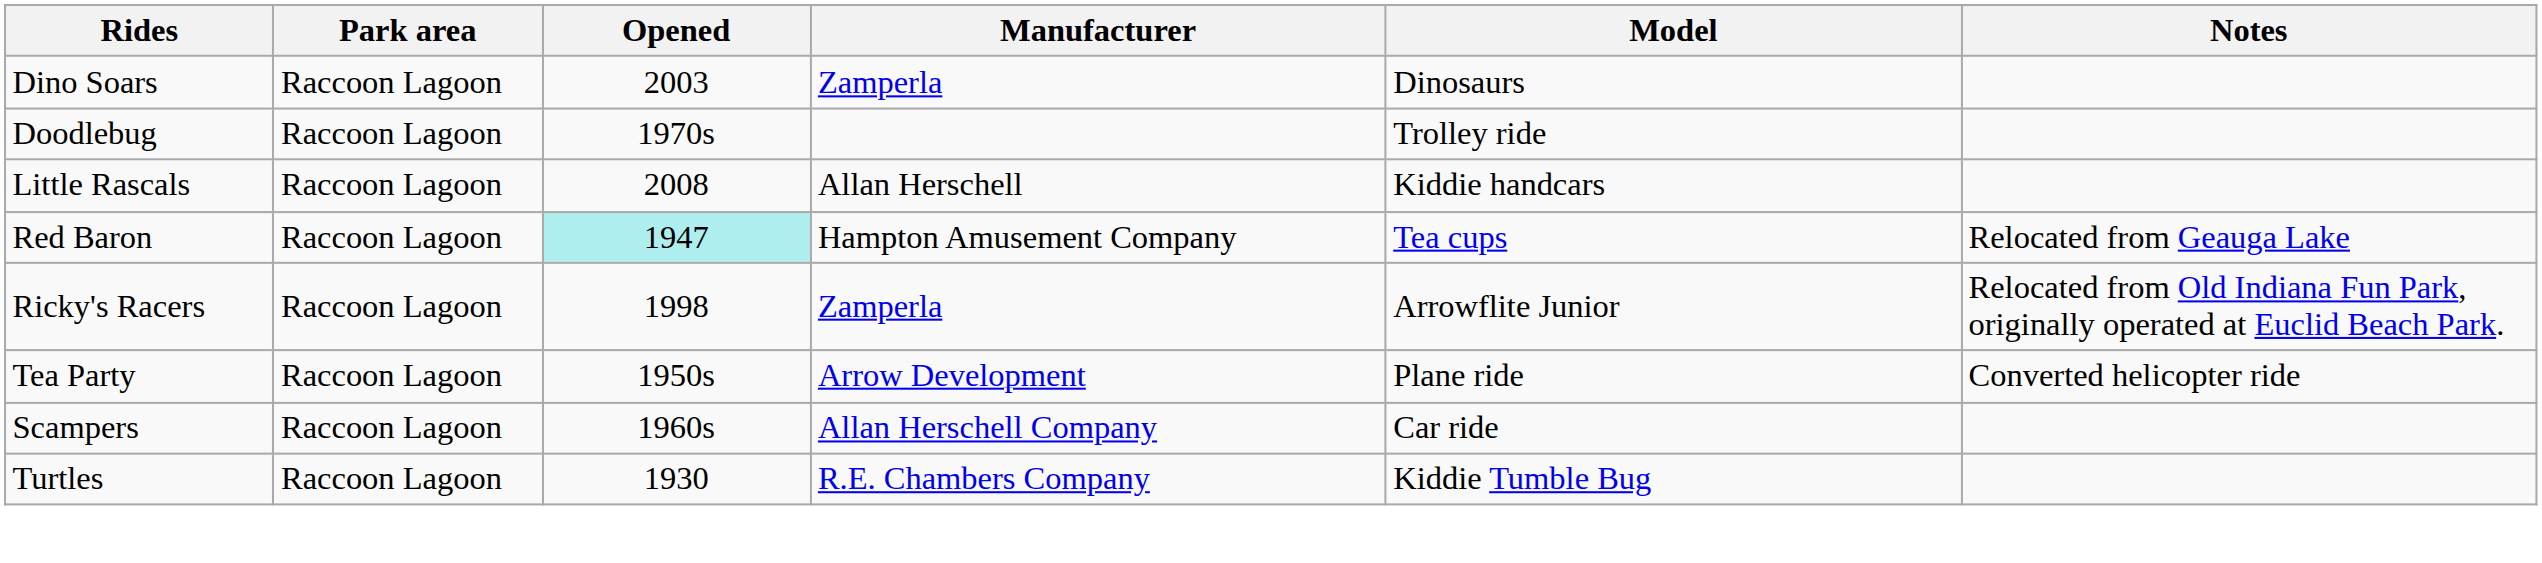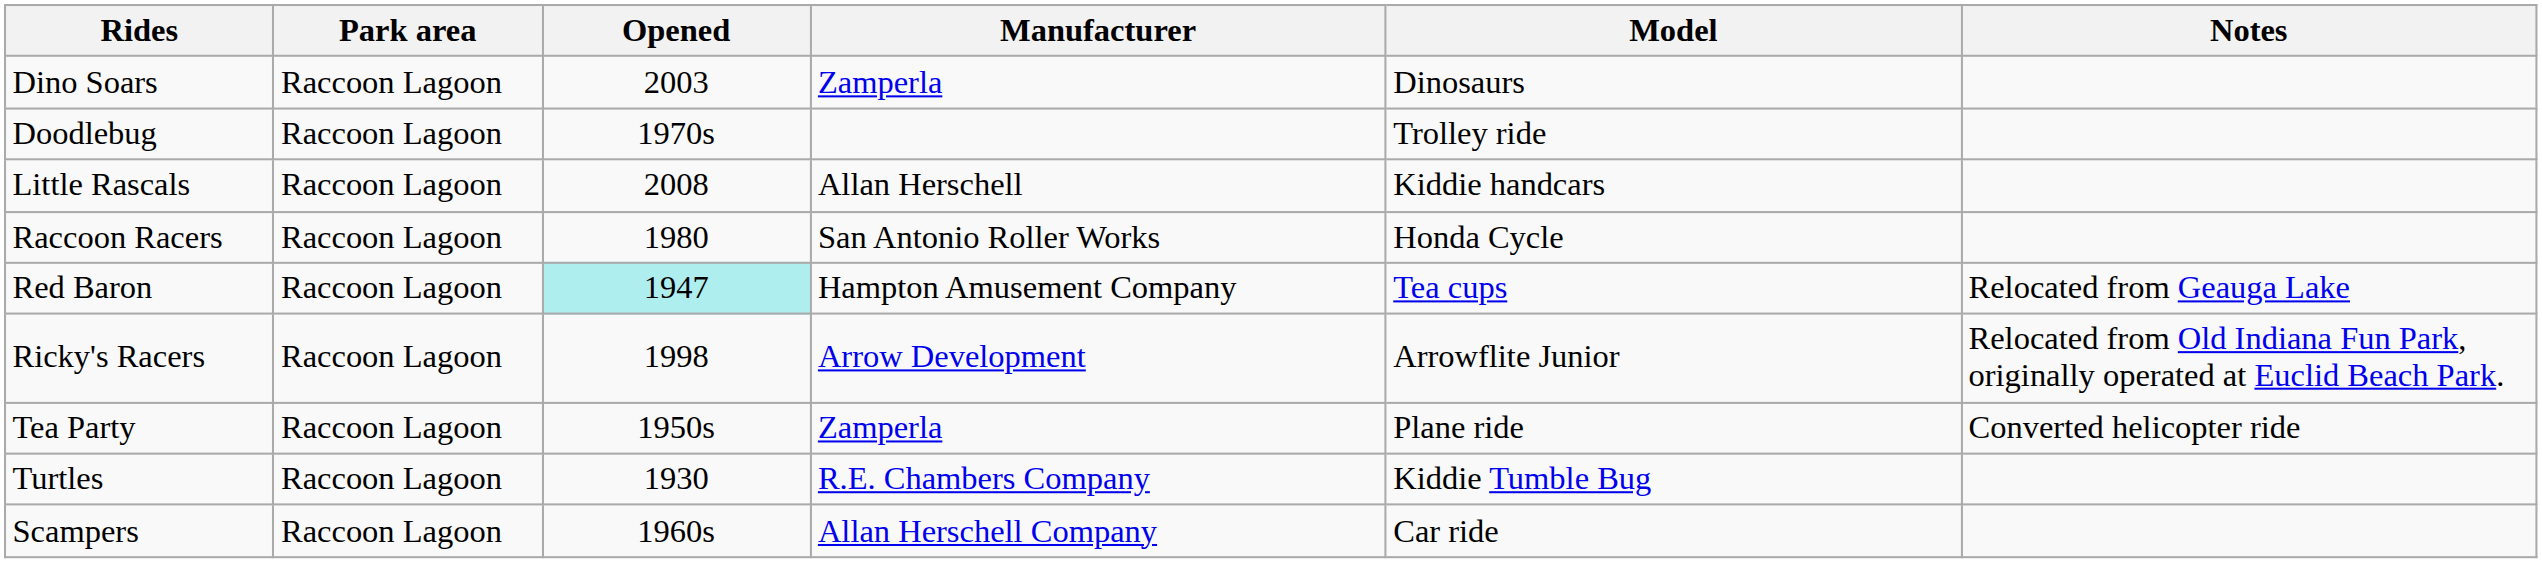+ row: (118, 236)
(880, 306) Zamperla -> (952, 357) Arrow Development
(952, 375) Arrow Development -> (880, 427) Zamperla
rows swapped: (76, 427) <-> (58, 478)
